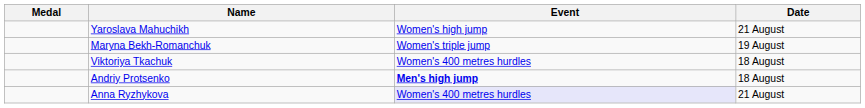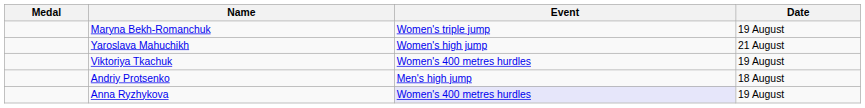rows swapped: (151, 46) <-> (140, 29)
(761, 62) 18 August -> (761, 62) 19 August
(437, 78) bold -> (434, 78) normal
(761, 95) 21 August -> (761, 95) 19 August
